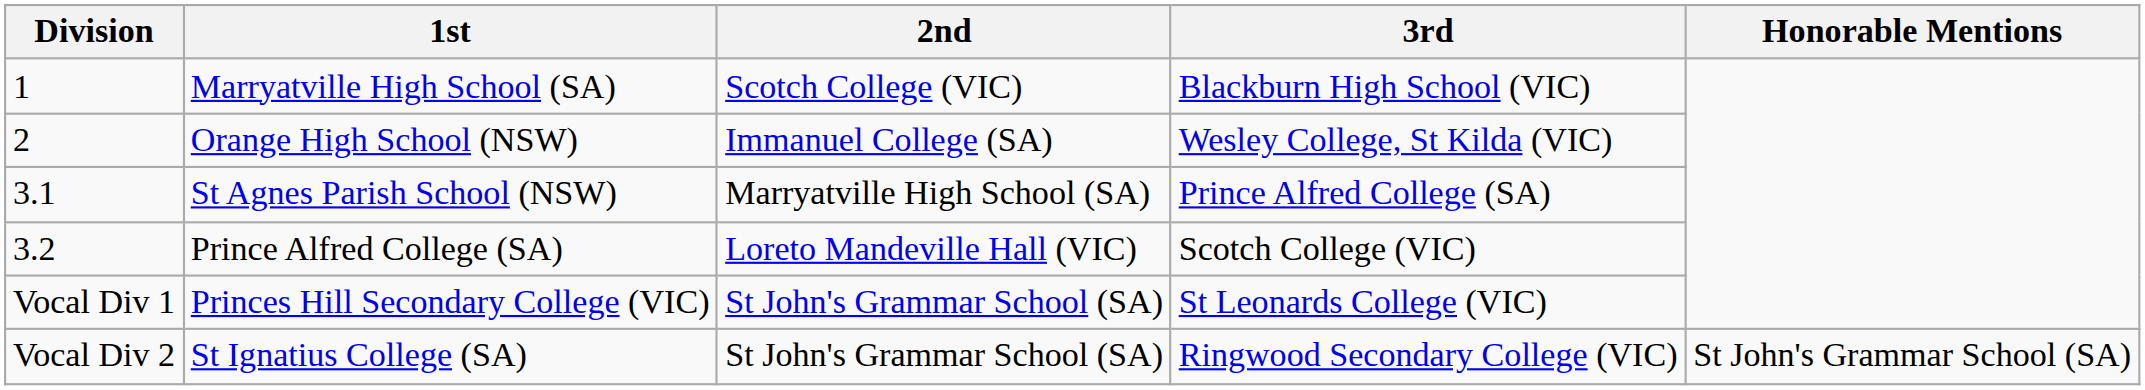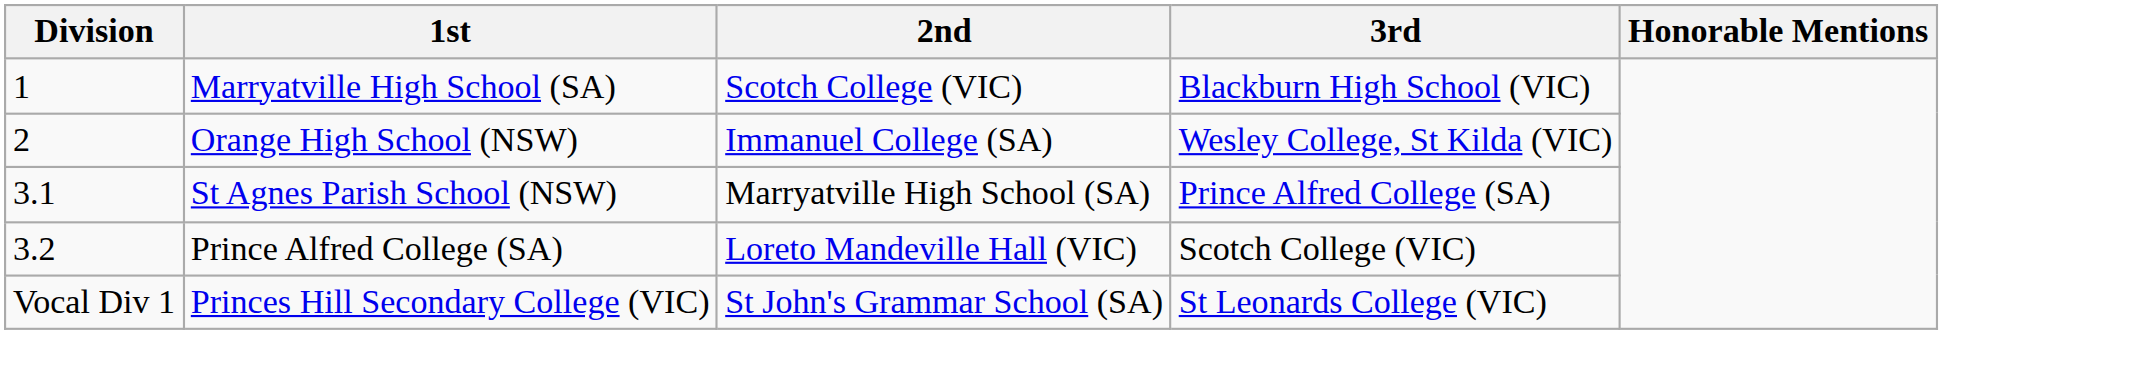- row: (359, 355)
